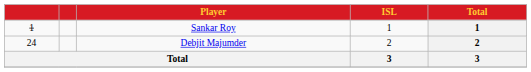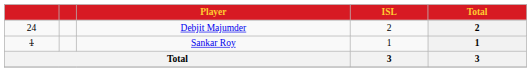rows swapped: (213, 44) <-> (213, 28)
